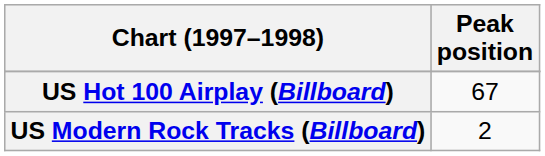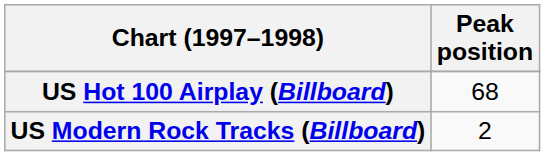(485, 91) 67 -> (485, 91) 68
